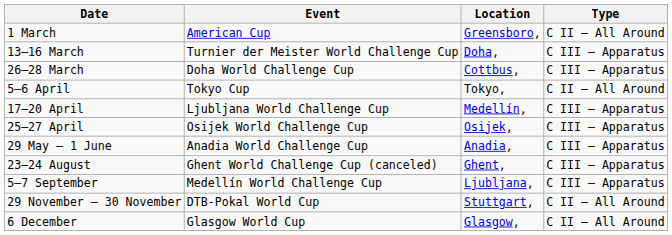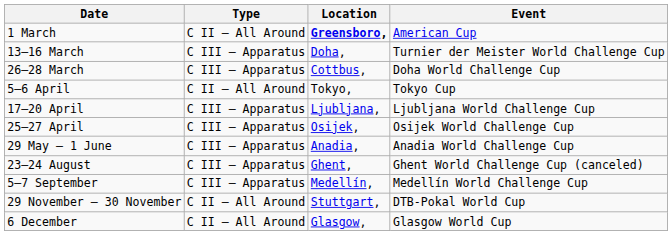columns swapped: (323, 14) <-> (605, 14)
(502, 33) normal -> (349, 33) bold
(495, 108) Medellín, -> (346, 108) Ljubljana,
(499, 184) Ljubljana, -> (342, 184) Medellín,
